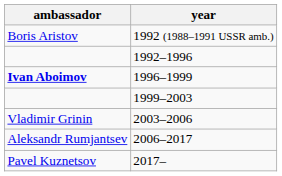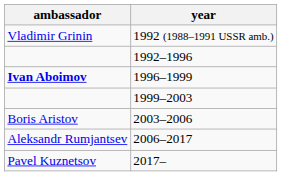(43, 35) Boris Aristov -> (50, 35) Vladimir Grinin
(50, 118) Vladimir Grinin -> (43, 118) Boris Aristov
